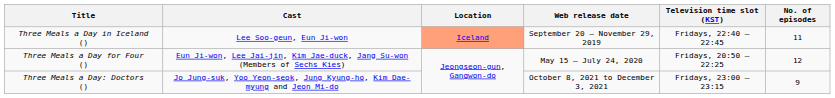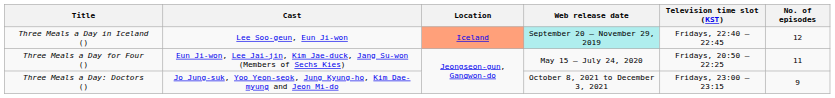(592, 37) no background -> (592, 37) paleturquoise background
(798, 37) 11 -> (798, 37) 12
(798, 60) 12 -> (798, 60) 11
